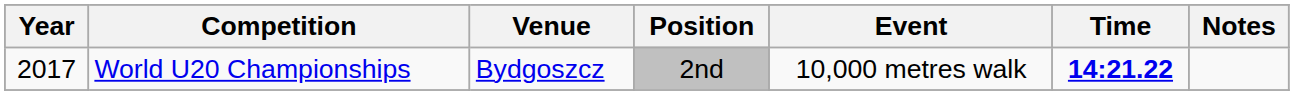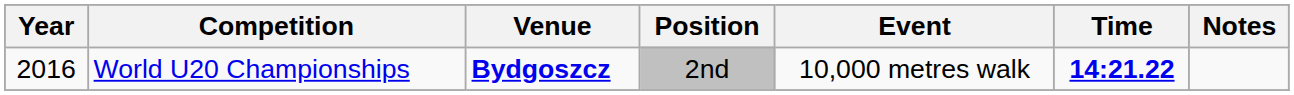(47, 68) 2017 -> (46, 68) 2016
(540, 68) normal -> (541, 68) bold
